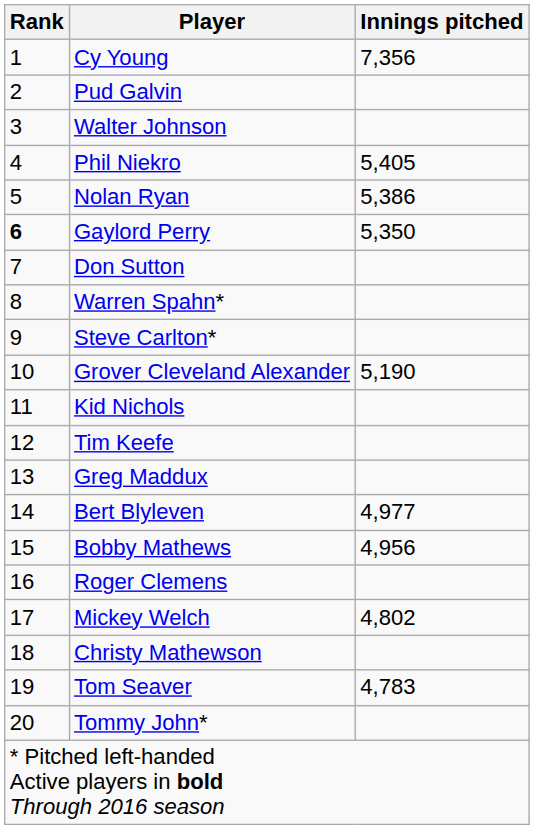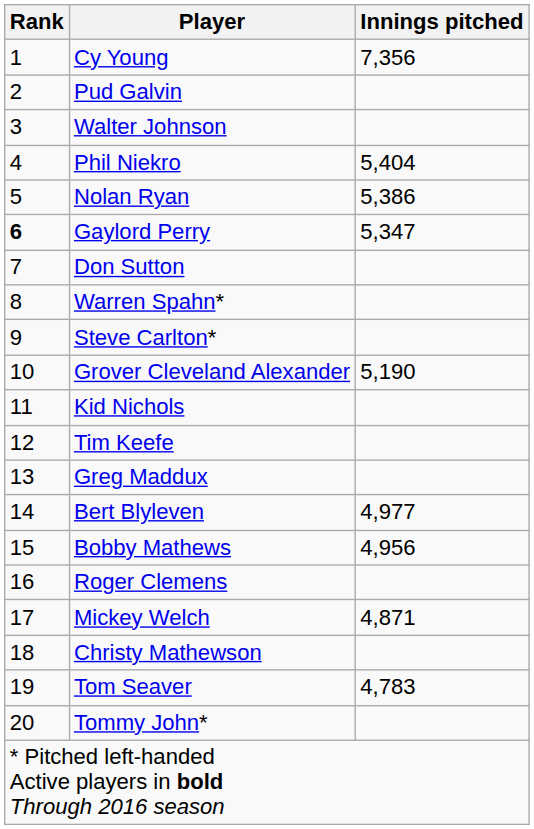(388, 162) 5,405 -> (388, 162) 5,404
(388, 232) 5,350 -> (388, 232) 5,347
(388, 617) 4,802 -> (388, 617) 4,871
